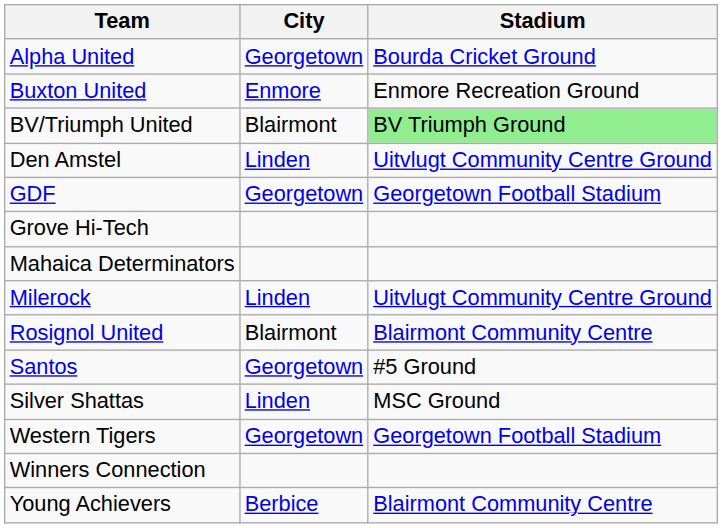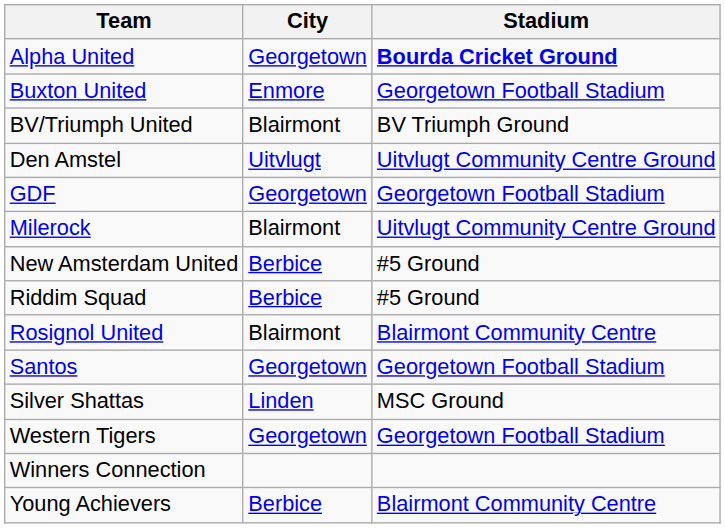(485, 56) normal -> (497, 56) bold
(506, 90) Enmore Recreation Ground -> (521, 90) Georgetown Football Stadium
(469, 125) lightgreen background -> (473, 125) no background
(277, 159) Linden -> (285, 159) Uitvlugt
- row: (79, 228)
- row: (122, 263)
(277, 297) Linden -> (294, 228) Blairmont
+ row: (124, 263)
+ row: (78, 297)
(425, 366) #5 Ground -> (521, 366) Georgetown Football Stadium
